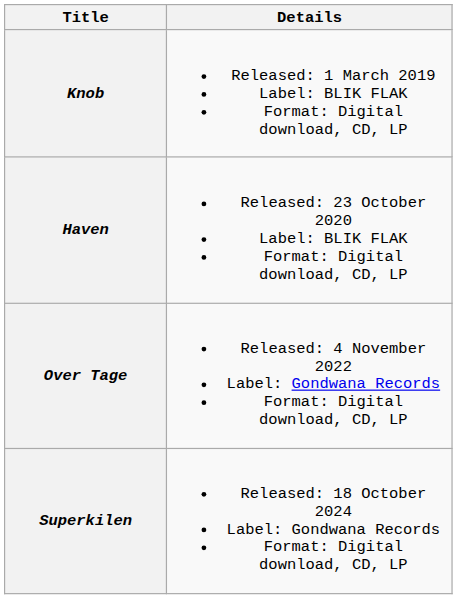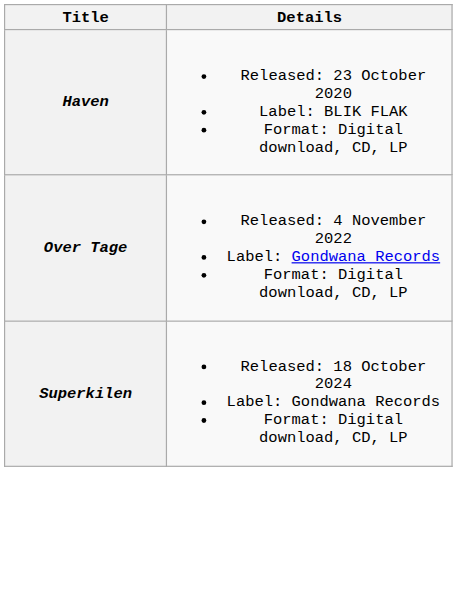- row: (86, 94)
